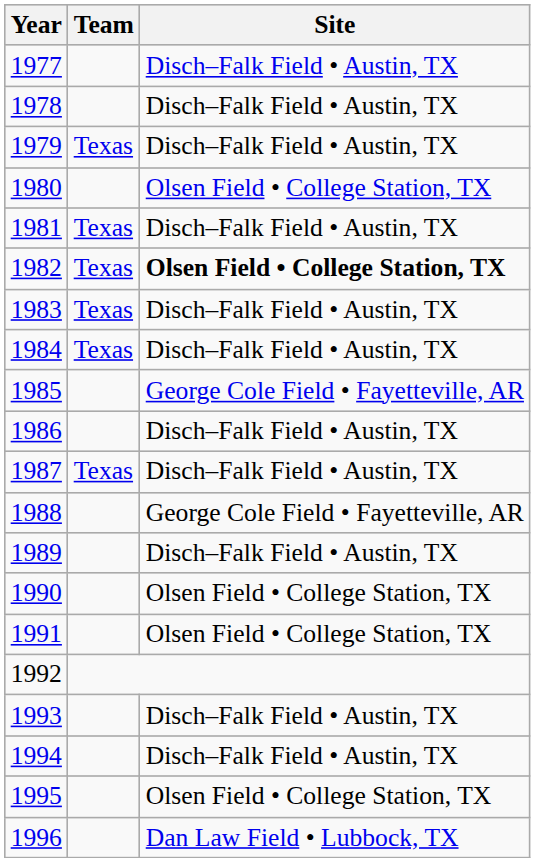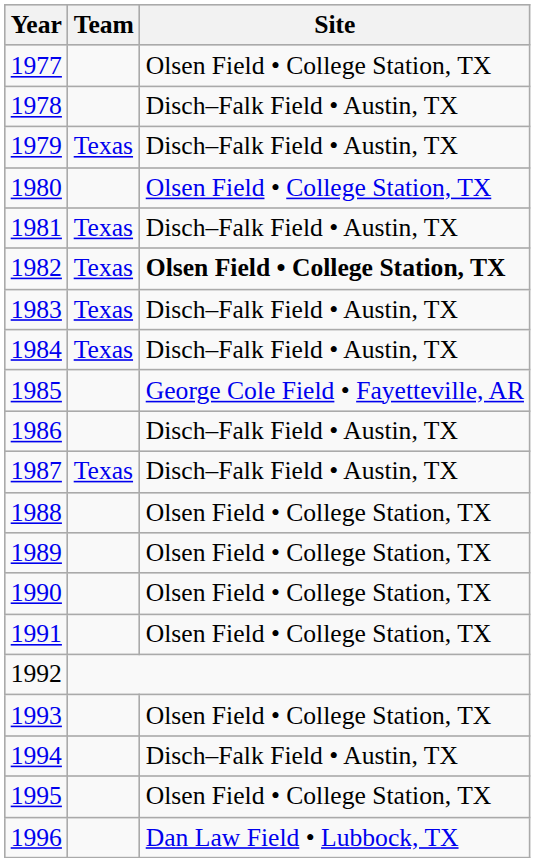(302, 65) Disch–Falk Field • Austin, TX -> (318, 65) Olsen Field • College Station, TX
(335, 512) George Cole Field • Fayetteville, AR -> (318, 512) Olsen Field • College Station, TX
(302, 552) Disch–Falk Field • Austin, TX -> (318, 552) Olsen Field • College Station, TX
(302, 715) Disch–Falk Field • Austin, TX -> (318, 715) Olsen Field • College Station, TX
